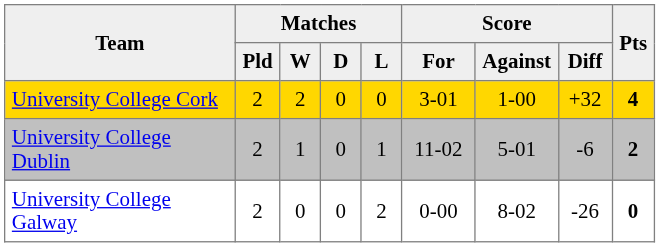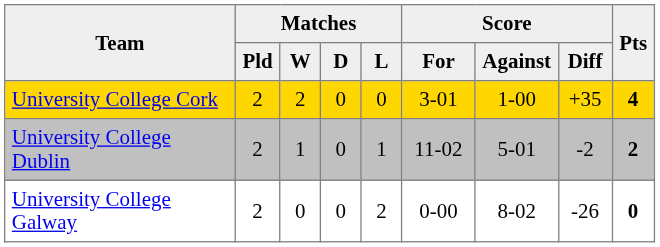(585, 99) +32 -> (585, 99) +35
(585, 149) -6 -> (585, 149) -2
